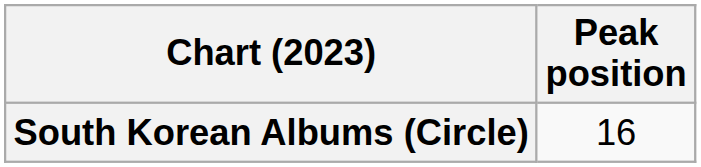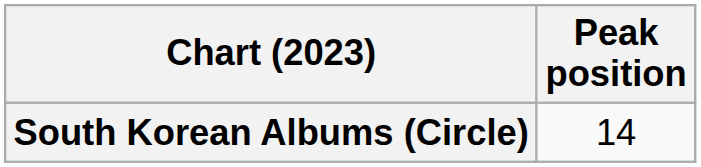(616, 131) 16 -> (616, 131) 14
